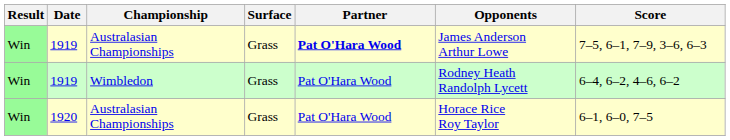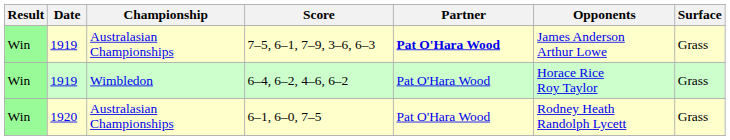columns swapped: (270, 15) <-> (650, 15)
(483, 80) Rodney Heath Randolph Lycett -> (570, 80) Horace Rice Roy Taylor
(472, 116) Horace Rice Roy Taylor -> (582, 116) Rodney Heath Randolph Lycett
